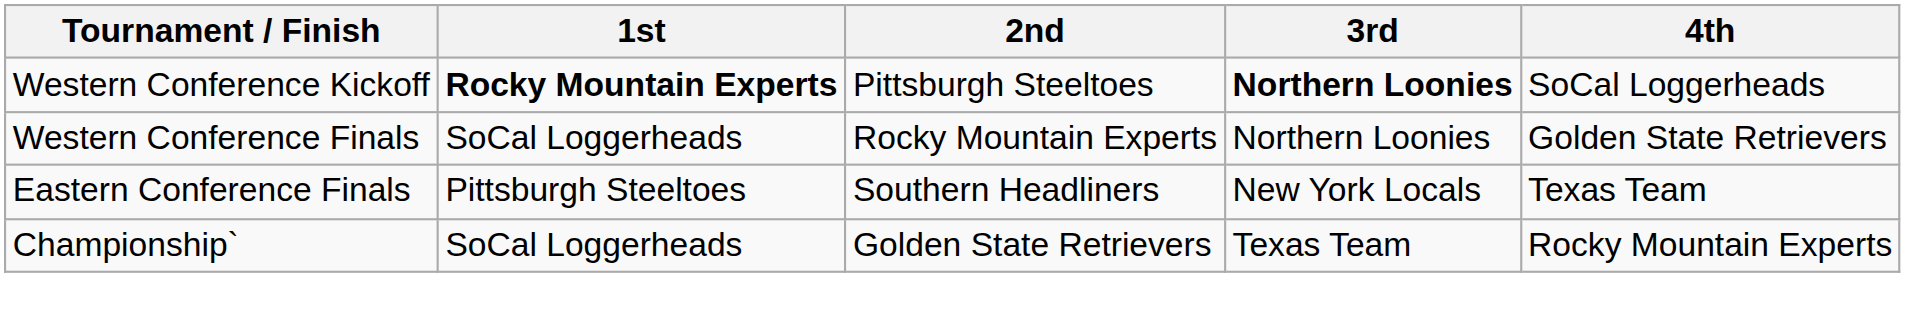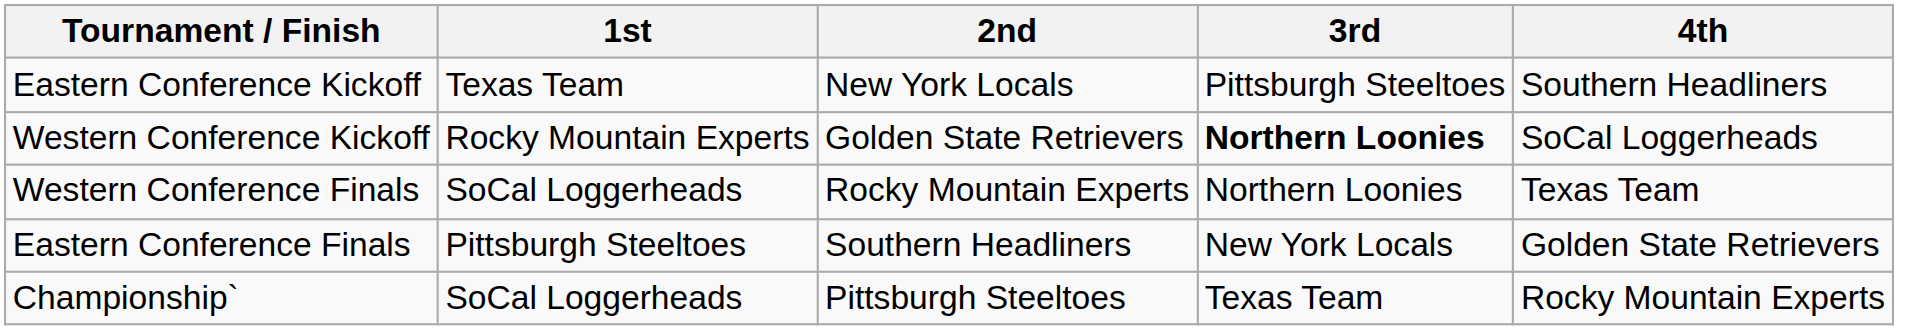+ row: (217, 84)
(641, 84) bold -> (627, 137) normal
(1003, 84) Pittsburgh Steeltoes -> (1004, 137) Golden State Retrievers
(1707, 137) Golden State Retrievers -> (1610, 191) Texas Team
(1617, 191) Texas Team -> (1700, 244) Golden State Retrievers
(1032, 244) Golden State Retrievers -> (975, 297) Pittsburgh Steeltoes
